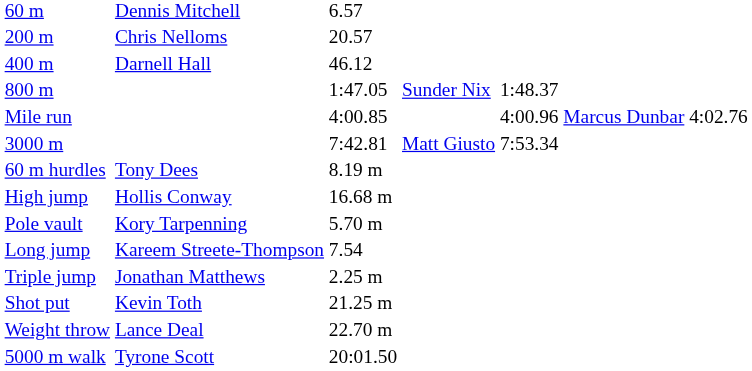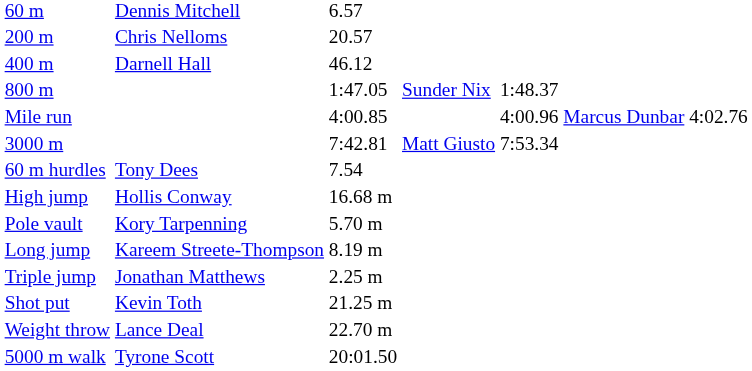(356, 170) 8.19 m -> (346, 170) 7.54
(346, 249) 7.54 -> (356, 249) 8.19 m
